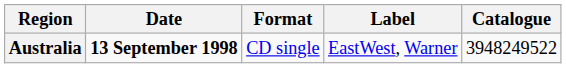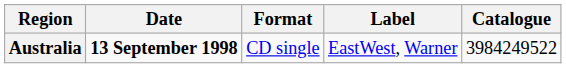(511, 47) 3948249522 -> (511, 47) 3984249522
